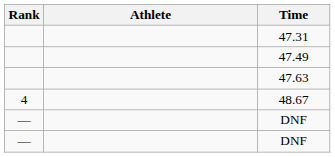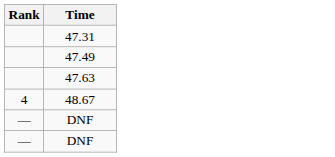- column: (151, 15)
